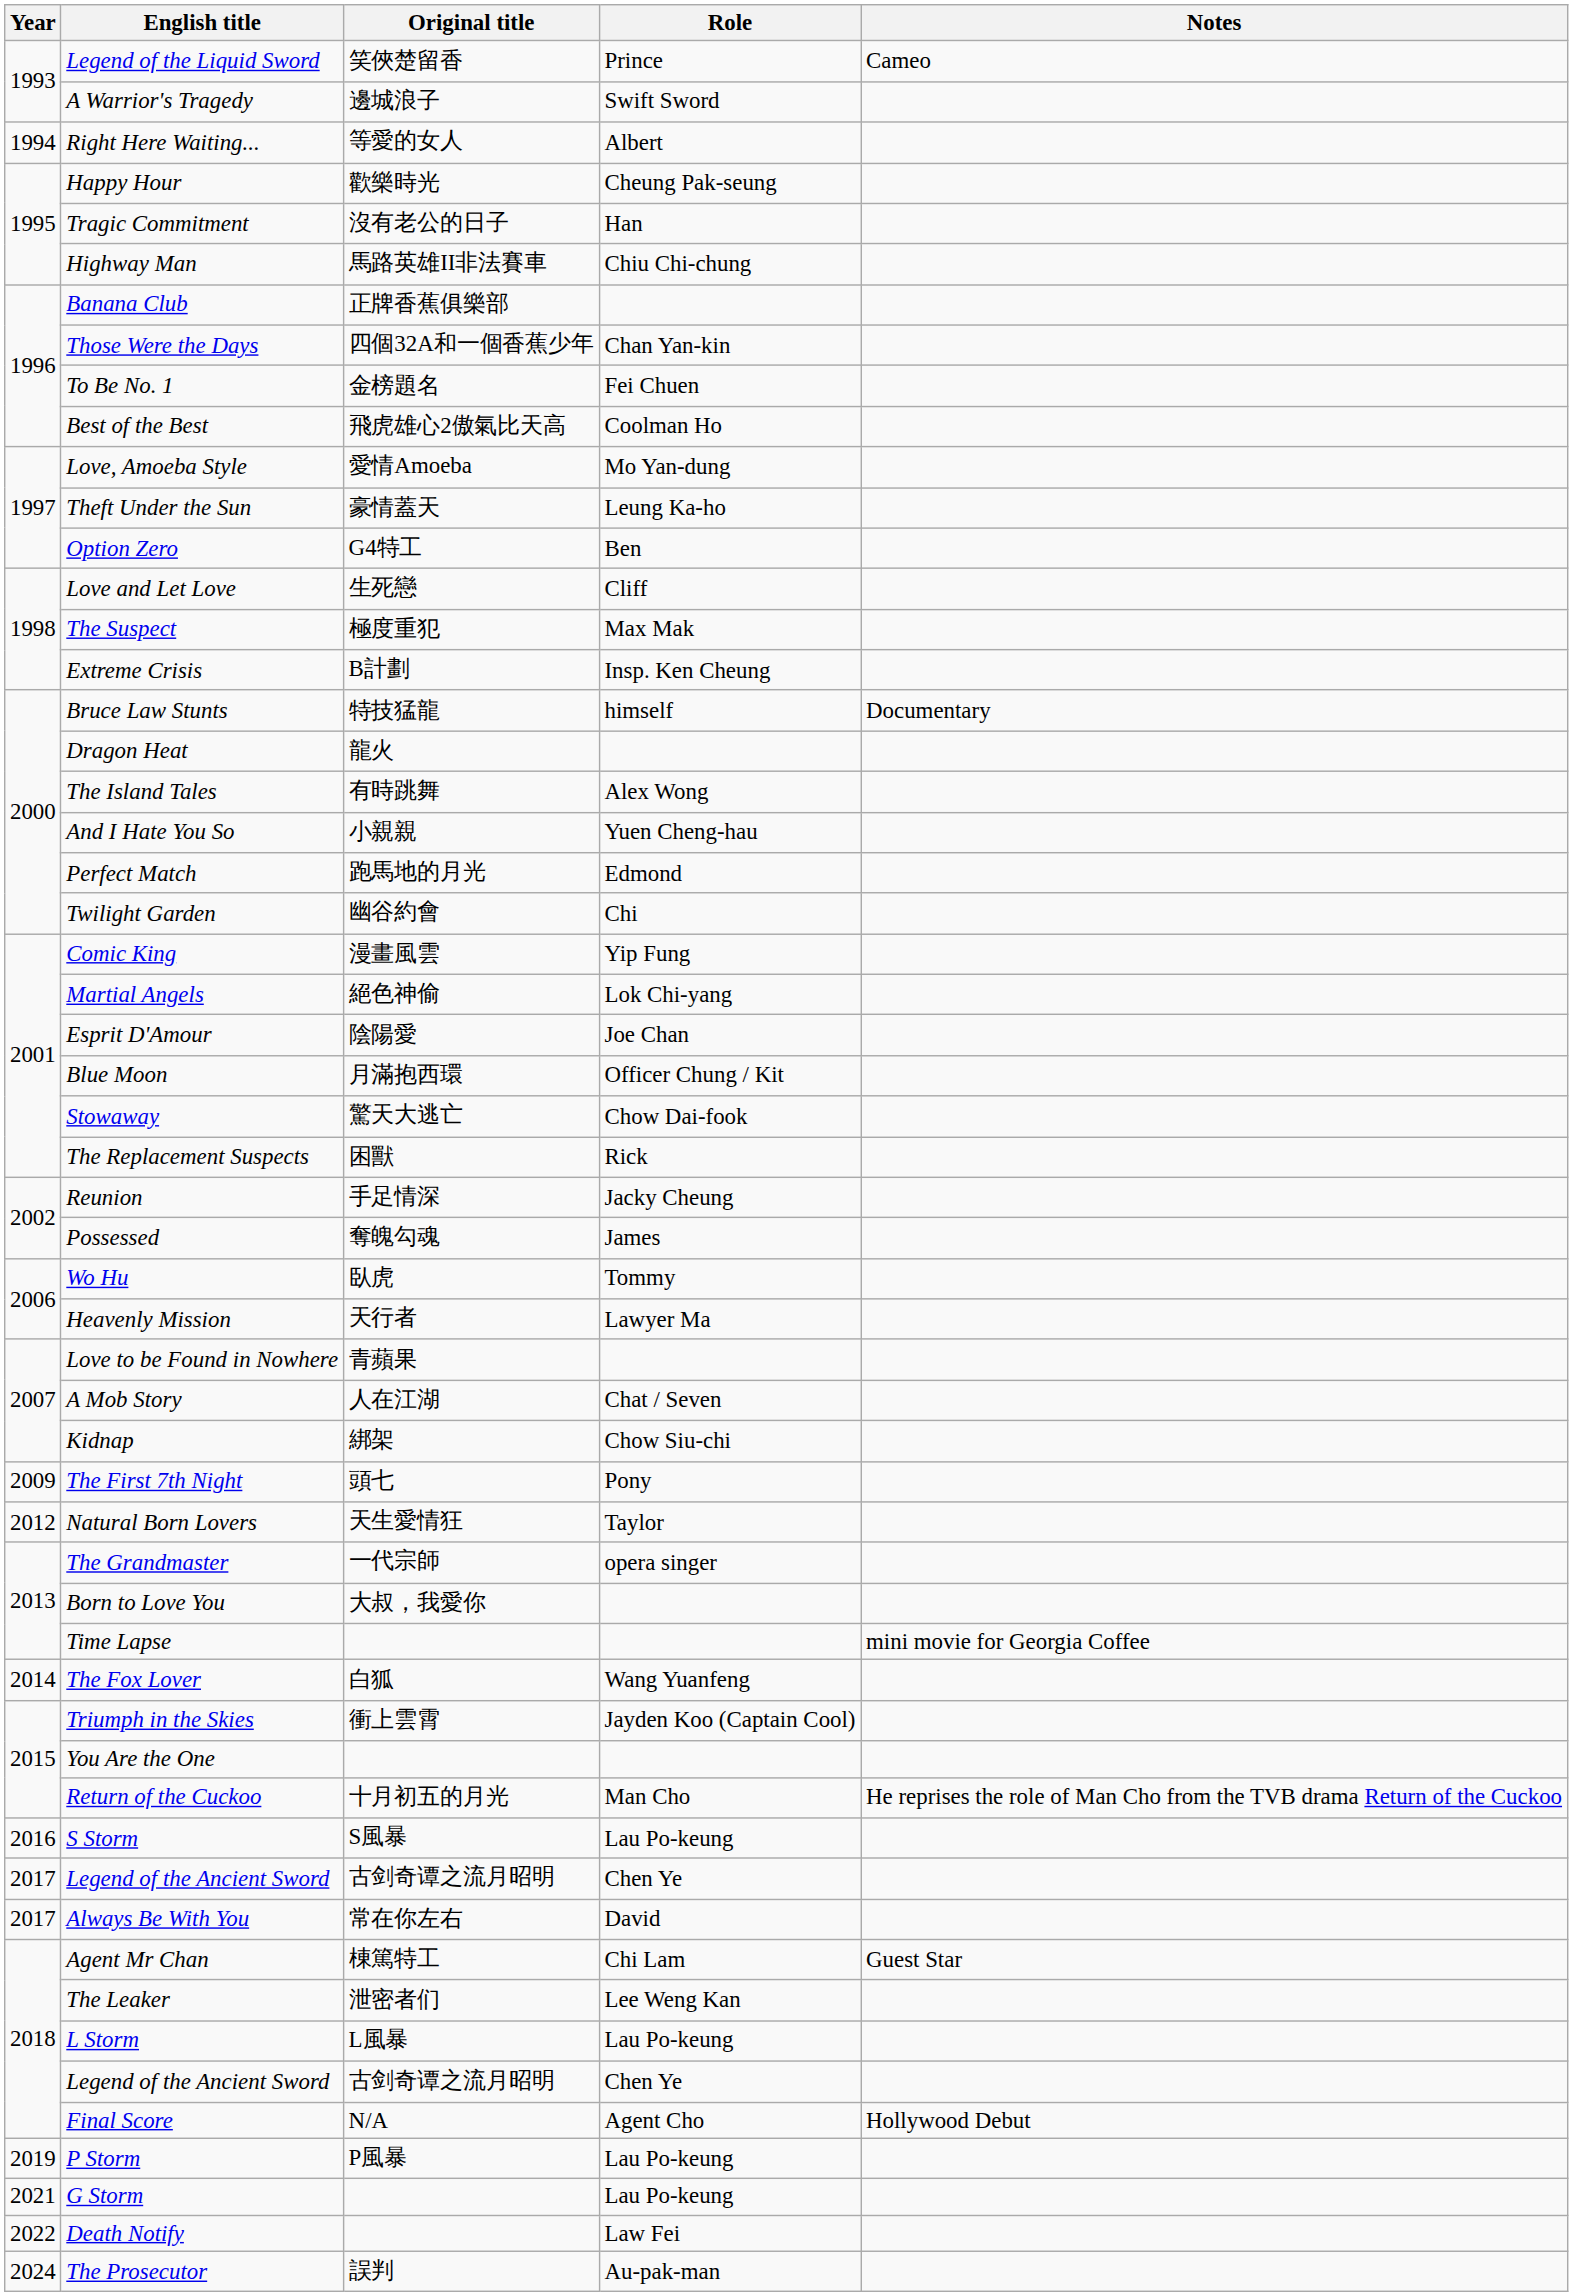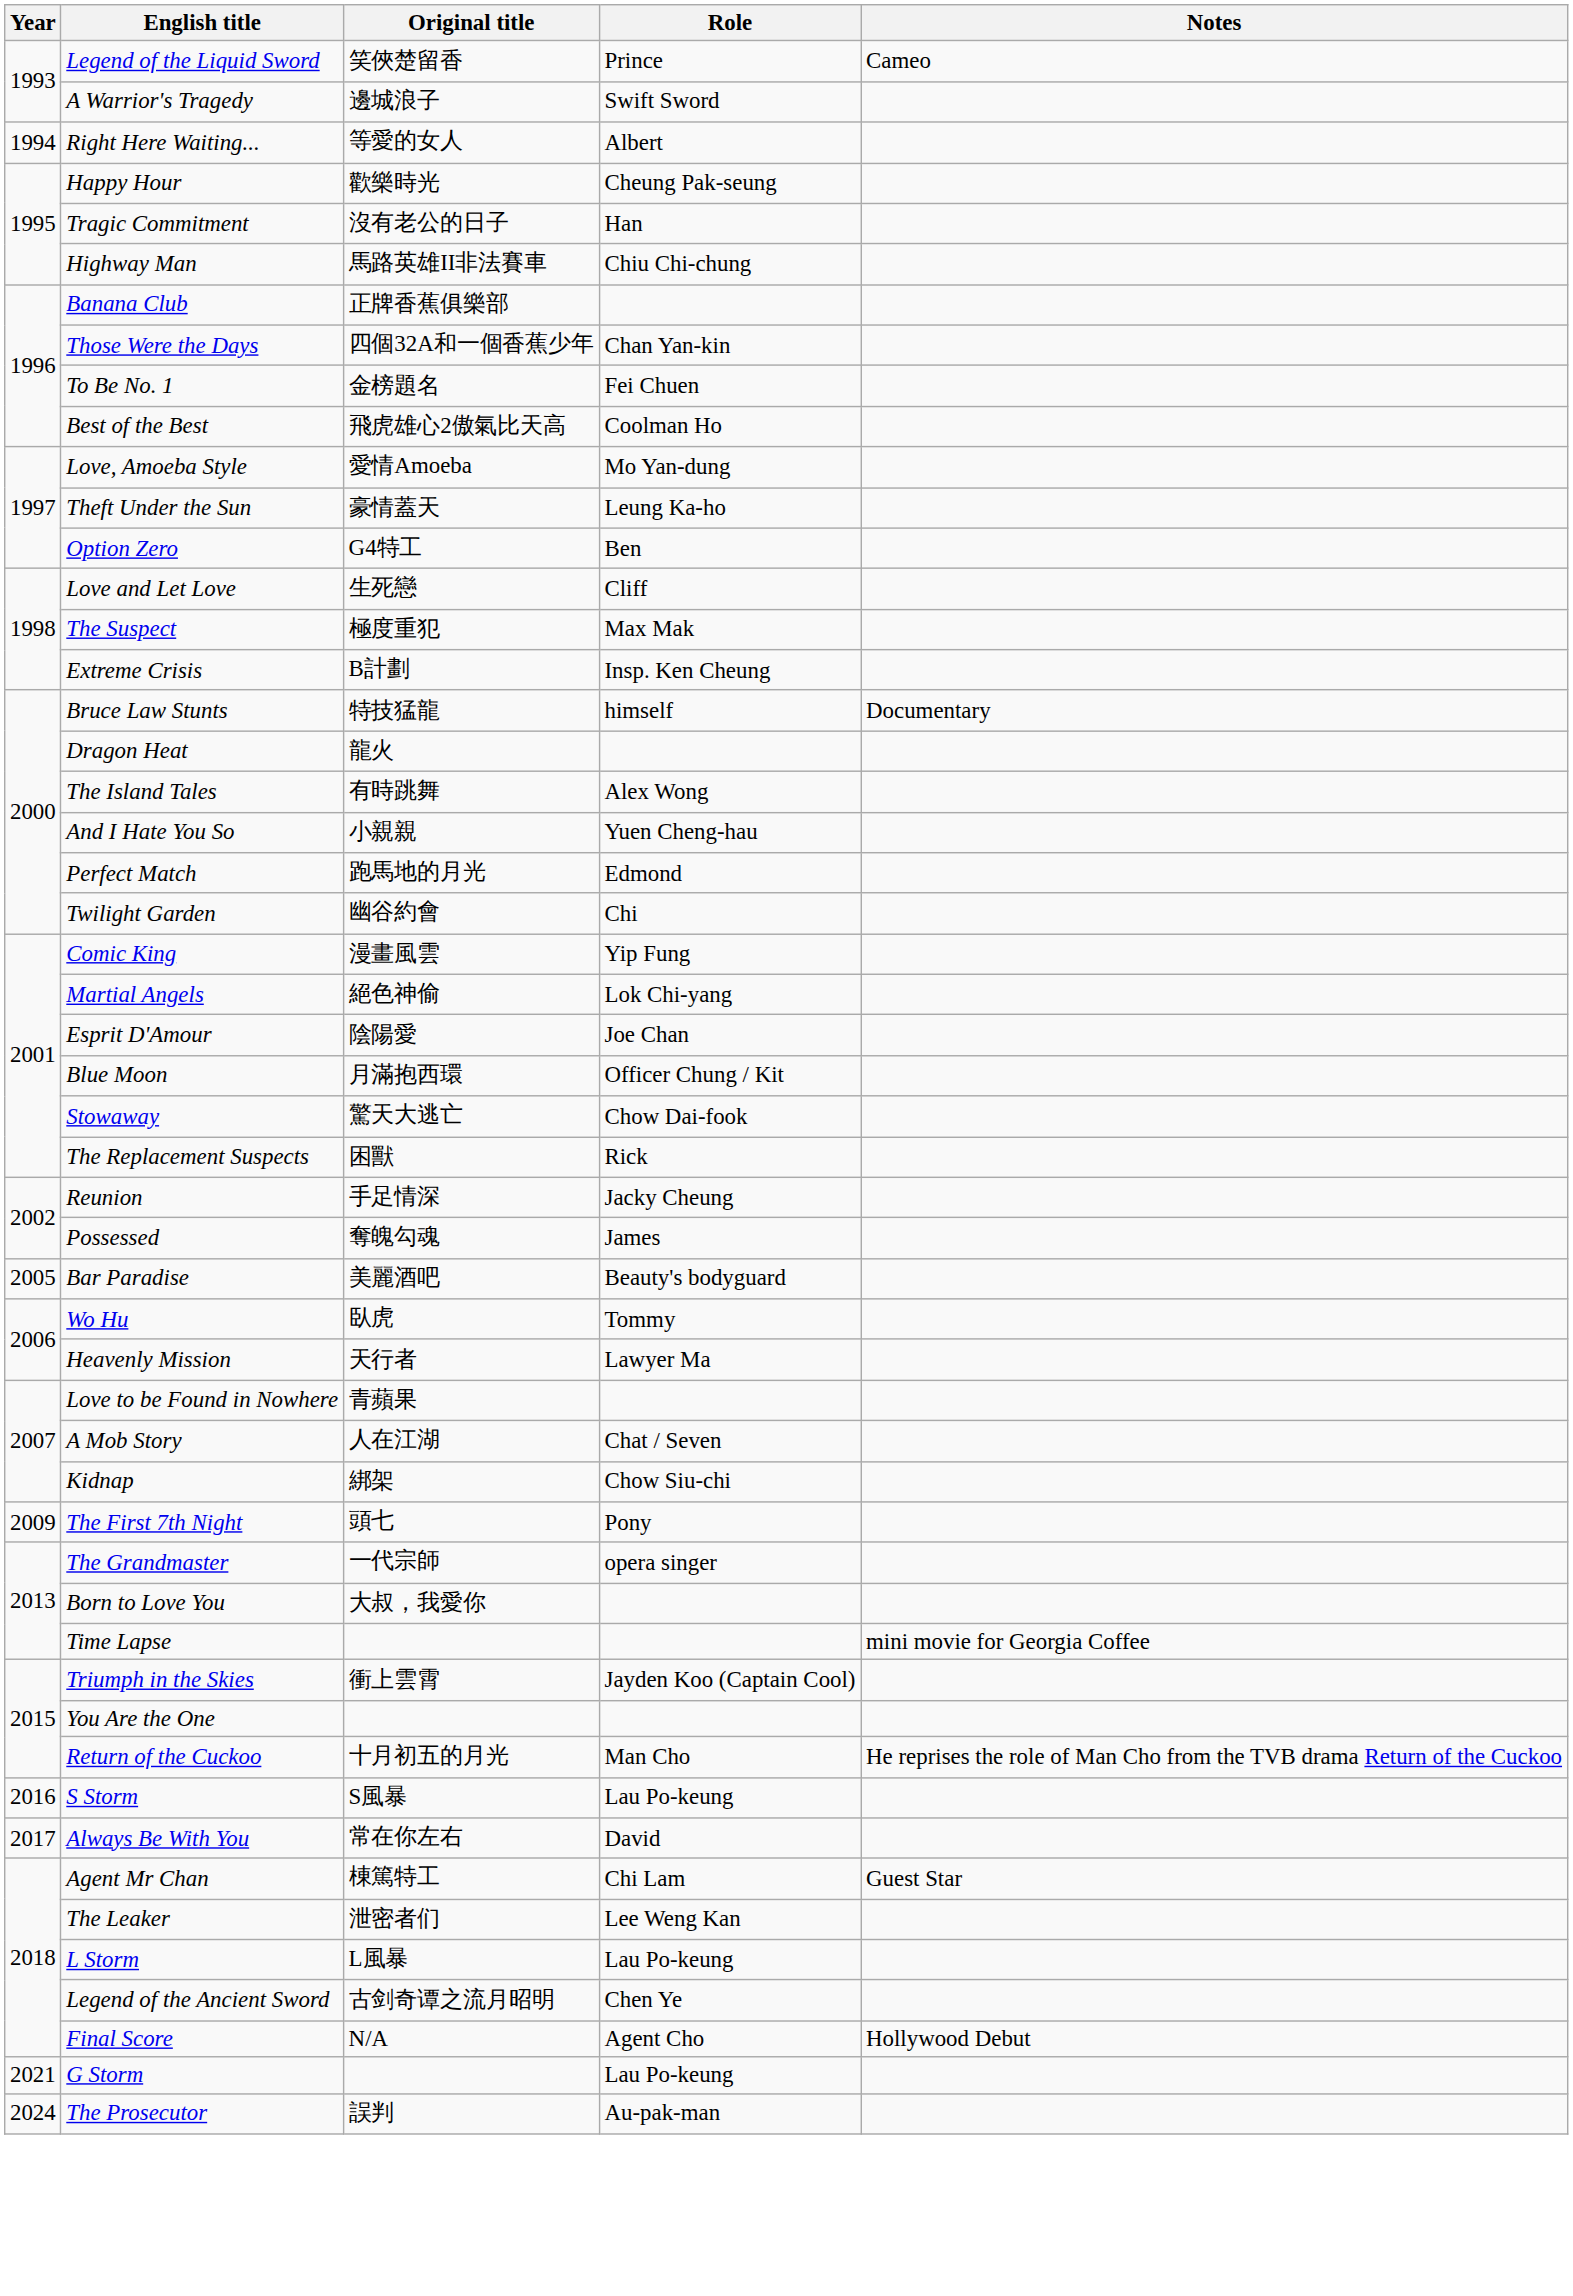+ row: (33, 1278)
- row: (33, 1521)
- row: (33, 1679)
- row: (33, 1878)
- row: (33, 2158)
- row: (33, 2232)
